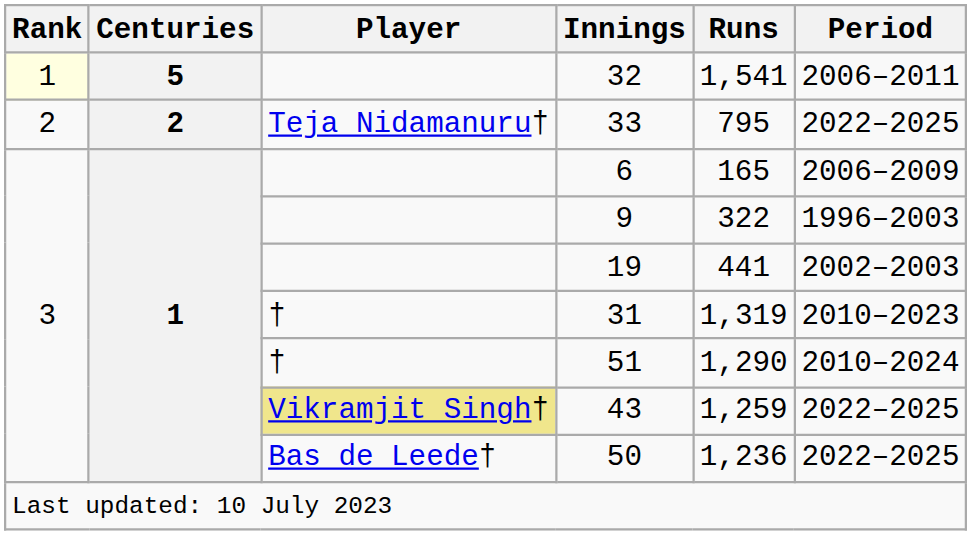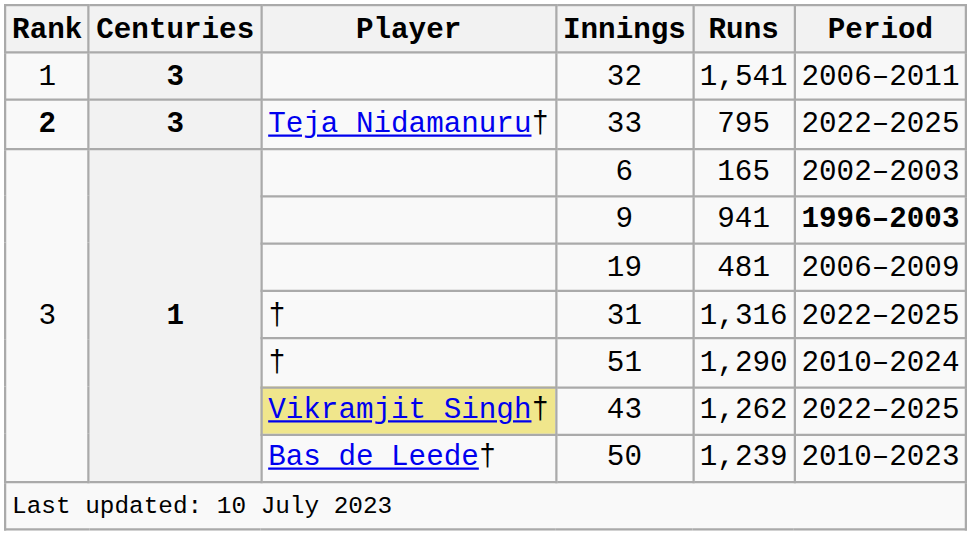(47, 77) lightyellow background -> (47, 77) no background
(175, 77) 5 -> (175, 77) 3
(47, 124) normal -> (47, 124) bold
(175, 124) 2 -> (175, 124) 3
(880, 172) 2006–2009 -> (880, 172) 2002–2003
(744, 220) 322 -> (744, 220) 941
(880, 220) normal -> (880, 220) bold
(744, 267) 441 -> (744, 267) 481
(880, 267) 2002–2003 -> (880, 267) 2006–2009
(744, 315) 1,319 -> (744, 315) 1,316
(880, 315) 2010–2023 -> (880, 315) 2022–2025
(744, 410) 1,259 -> (744, 410) 1,262
(744, 458) 1,236 -> (744, 458) 1,239
(880, 458) 2022–2025 -> (880, 458) 2010–2023
